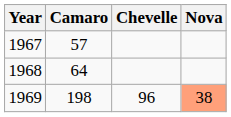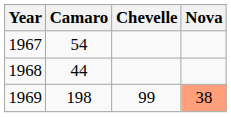(79, 44) 57 -> (79, 44) 54
(79, 71) 64 -> (79, 71) 44
(147, 97) 96 -> (147, 97) 99
